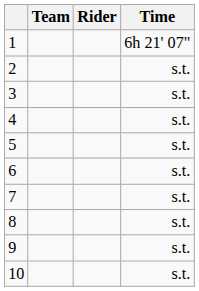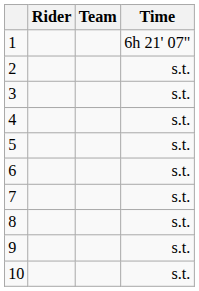columns swapped: (97, 17) <-> (51, 17)
